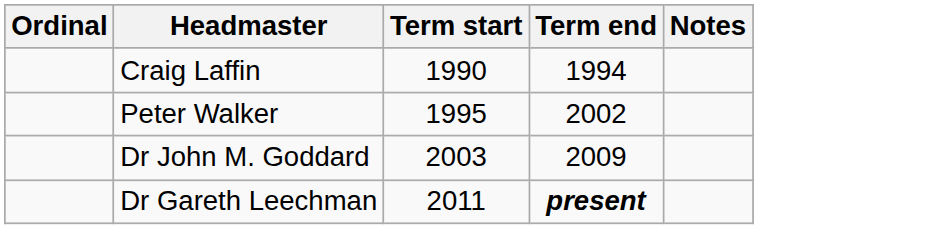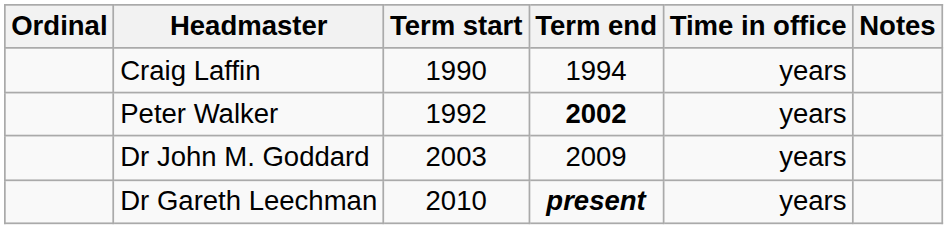+ column: (758, 26)
(456, 113) 1995 -> (456, 113) 1992
(596, 113) normal -> (596, 113) bold
(456, 200) 2011 -> (456, 200) 2010
